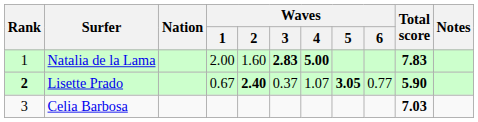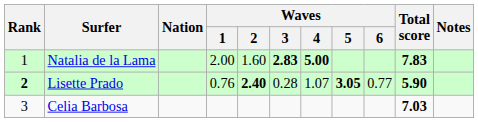(222, 83) 0.67 -> (222, 83) 0.76
(285, 83) 0.37 -> (285, 83) 0.28
